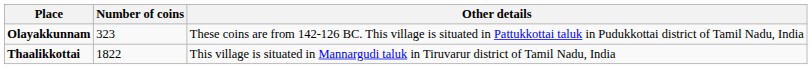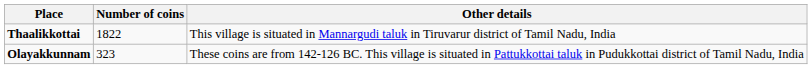rows swapped: (49, 34) <-> (44, 53)
